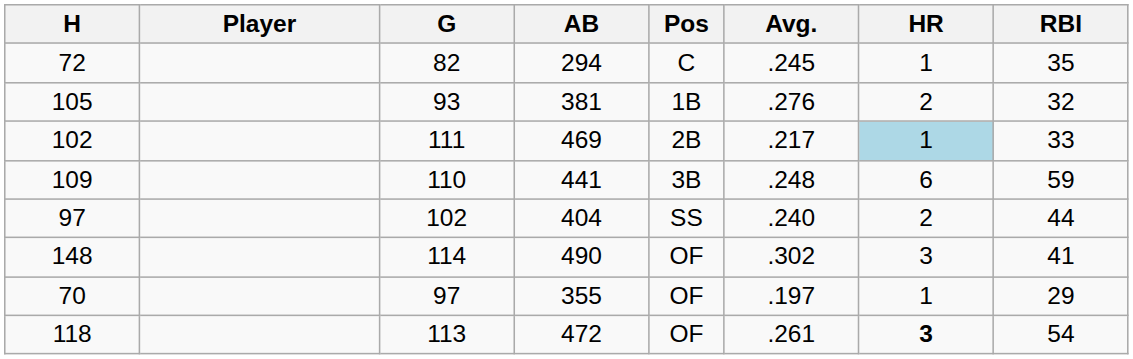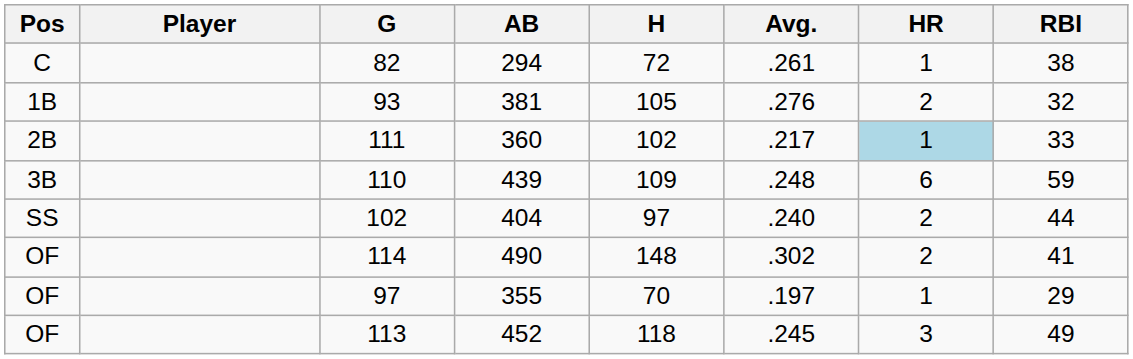columns swapped: (686, 23) <-> (72, 23)
(791, 62) .245 -> (791, 62) .261
(1061, 62) 35 -> (1061, 62) 38
(582, 140) 469 -> (522, 140) 360
(582, 179) 441 -> (522, 179) 439
(926, 256) 3 -> (926, 256) 2
(582, 334) 472 -> (522, 334) 452
(791, 334) .261 -> (791, 334) .245
(926, 334) bold -> (926, 334) normal
(1061, 334) 54 -> (1061, 334) 49
